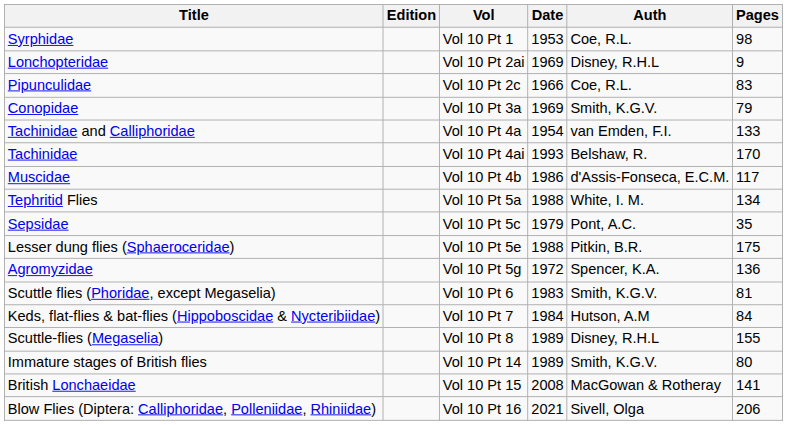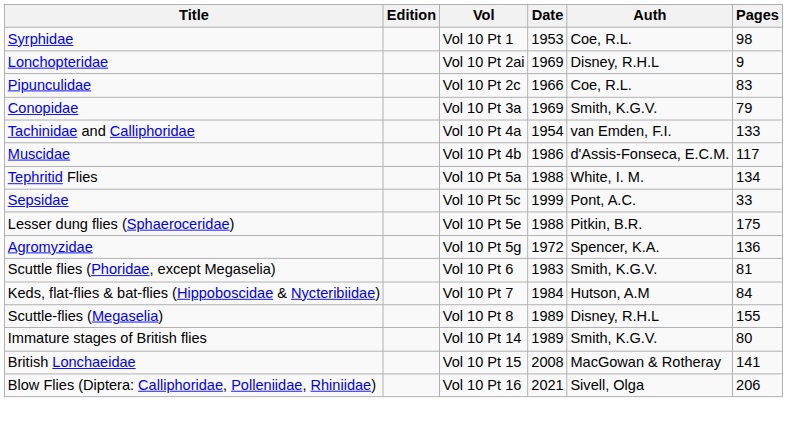- row: (43, 154)
(547, 223) 1979 -> (547, 200) 1999
(744, 223) 35 -> (744, 200) 33
